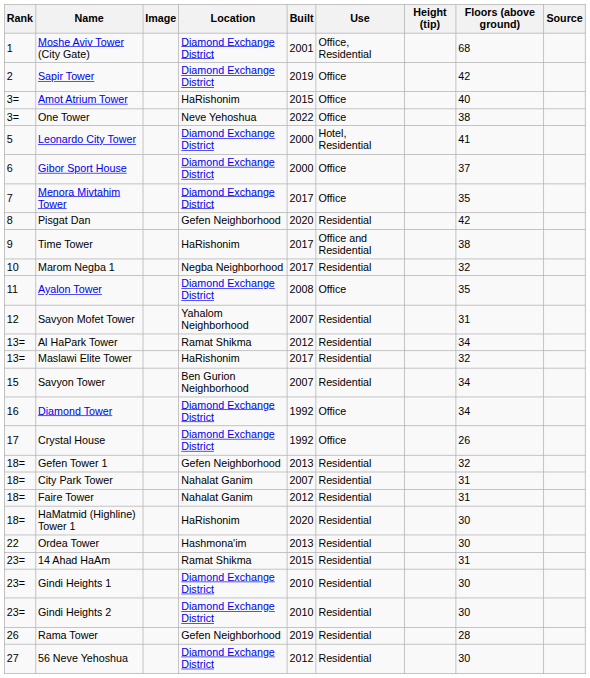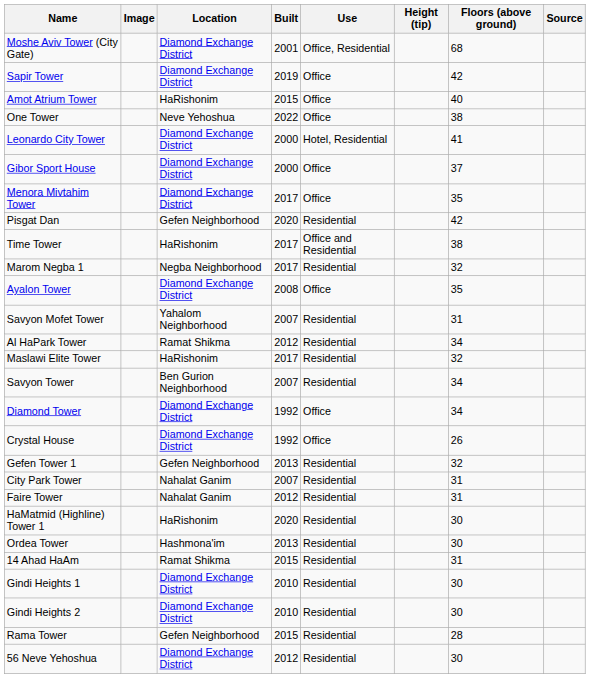- column: (20, 19)
(302, 635) 2019 -> (286, 635) 2015
